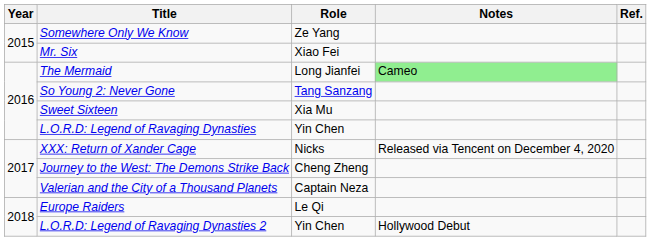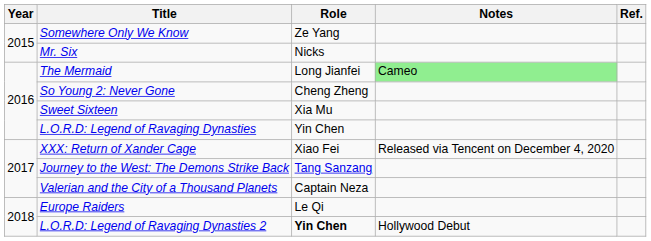(317, 52) Xiao Fei -> (309, 52) Nicks
(333, 91) Tang Sanzang -> (331, 91) Cheng Zheng
(309, 149) Nicks -> (317, 149) Xiao Fei
(331, 168) Cheng Zheng -> (333, 168) Tang Sanzang
(319, 226) normal -> (321, 226) bold
